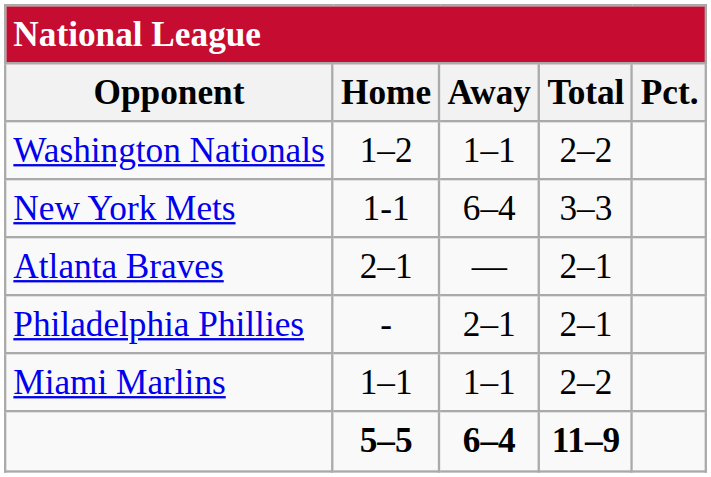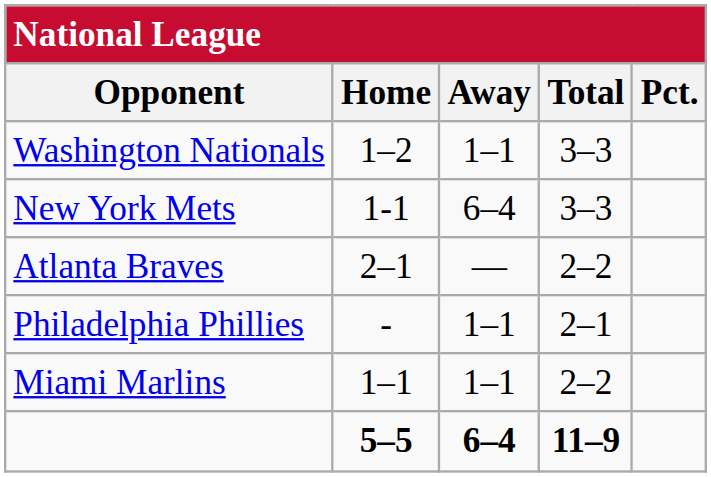(586, 150) 2–2 -> (586, 150) 3–3
(586, 266) 2–1 -> (586, 266) 2–2
(489, 324) 2–1 -> (489, 324) 1–1
